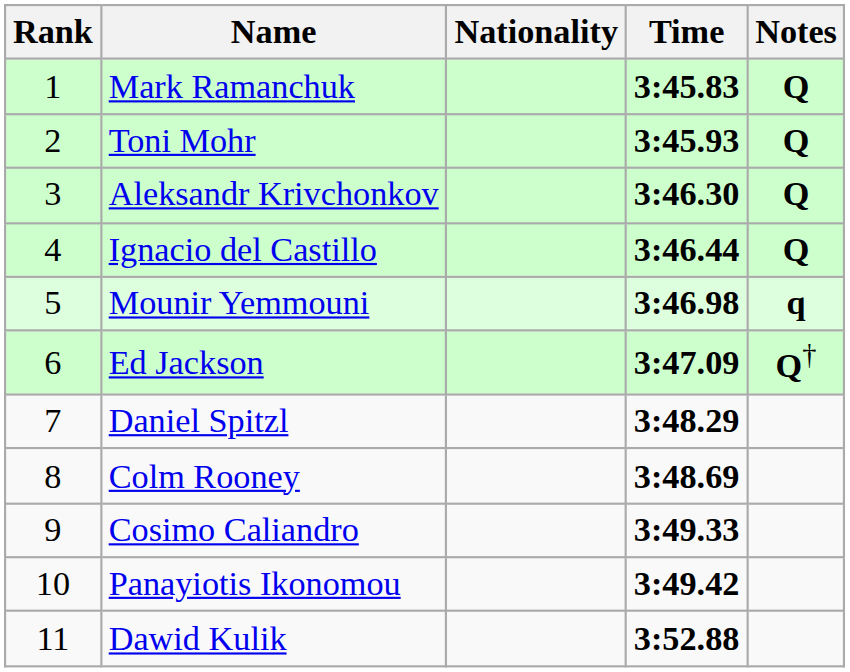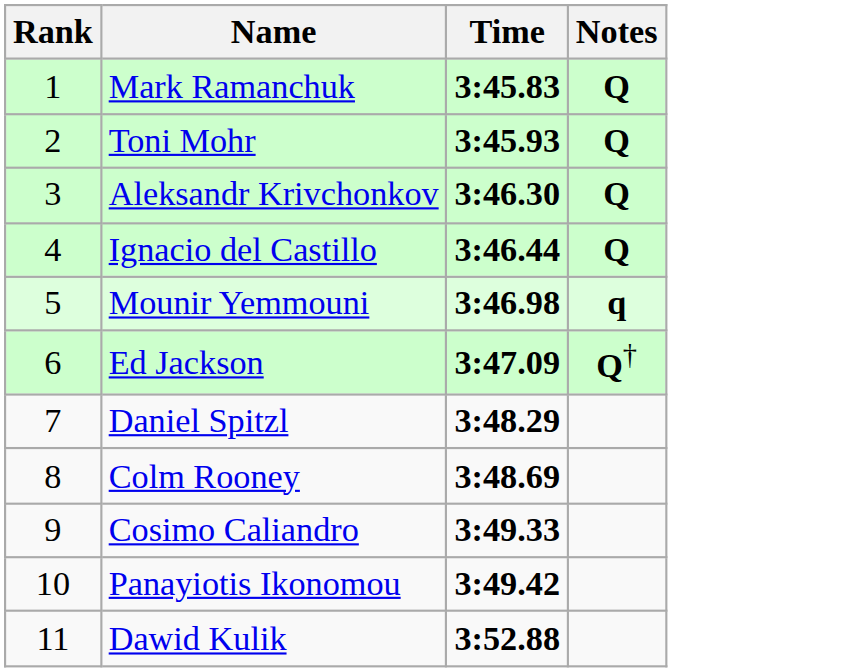- column: (536, 31)
